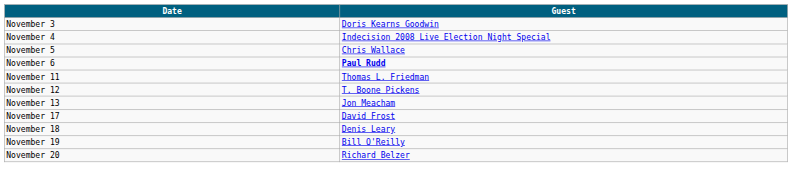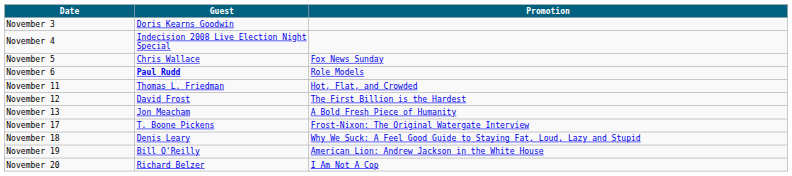+ column: (548, 11)
(381, 90) T. Boone Pickens -> (163, 99) David Frost
(369, 116) David Frost -> (176, 125) T. Boone Pickens
